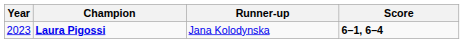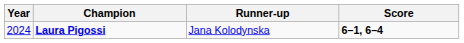(19, 30) 2023 -> (19, 30) 2024
